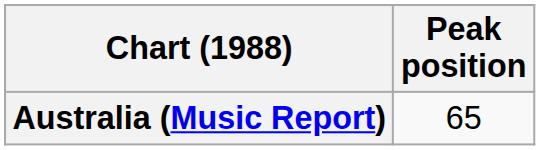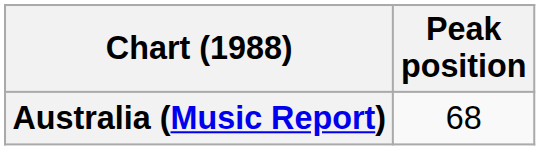(464, 117) 65 -> (464, 117) 68
